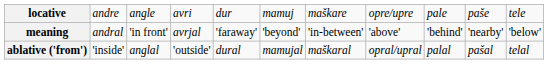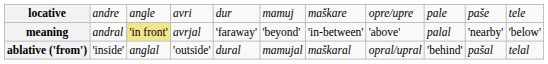(149, 31) no background -> (149, 31) khaki background
(445, 31) 'behind' -> (439, 31) palal
(439, 50) palal -> (445, 50) 'behind'
